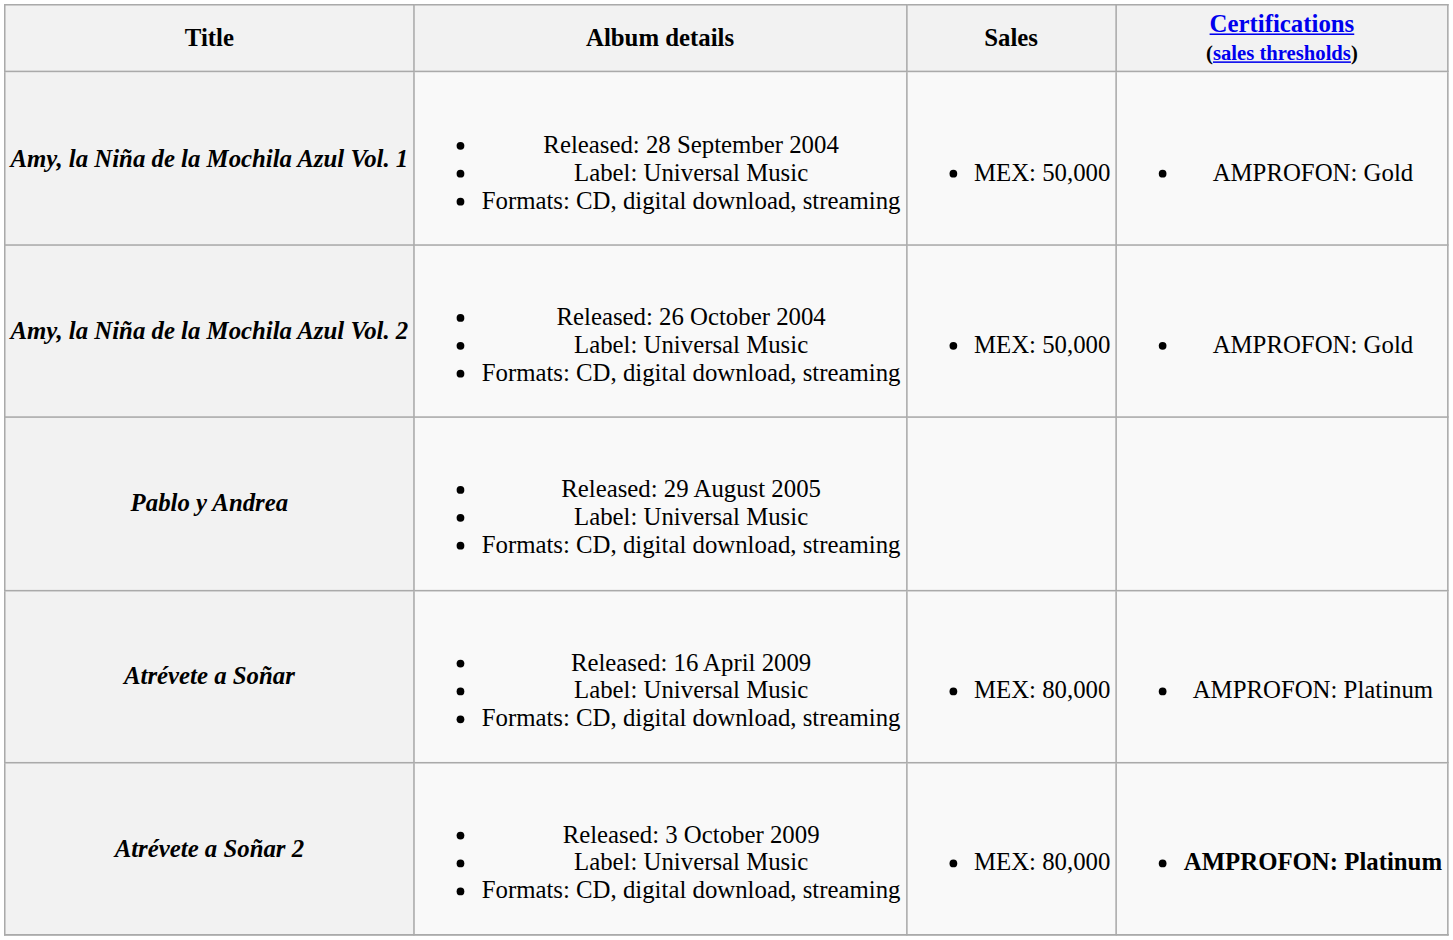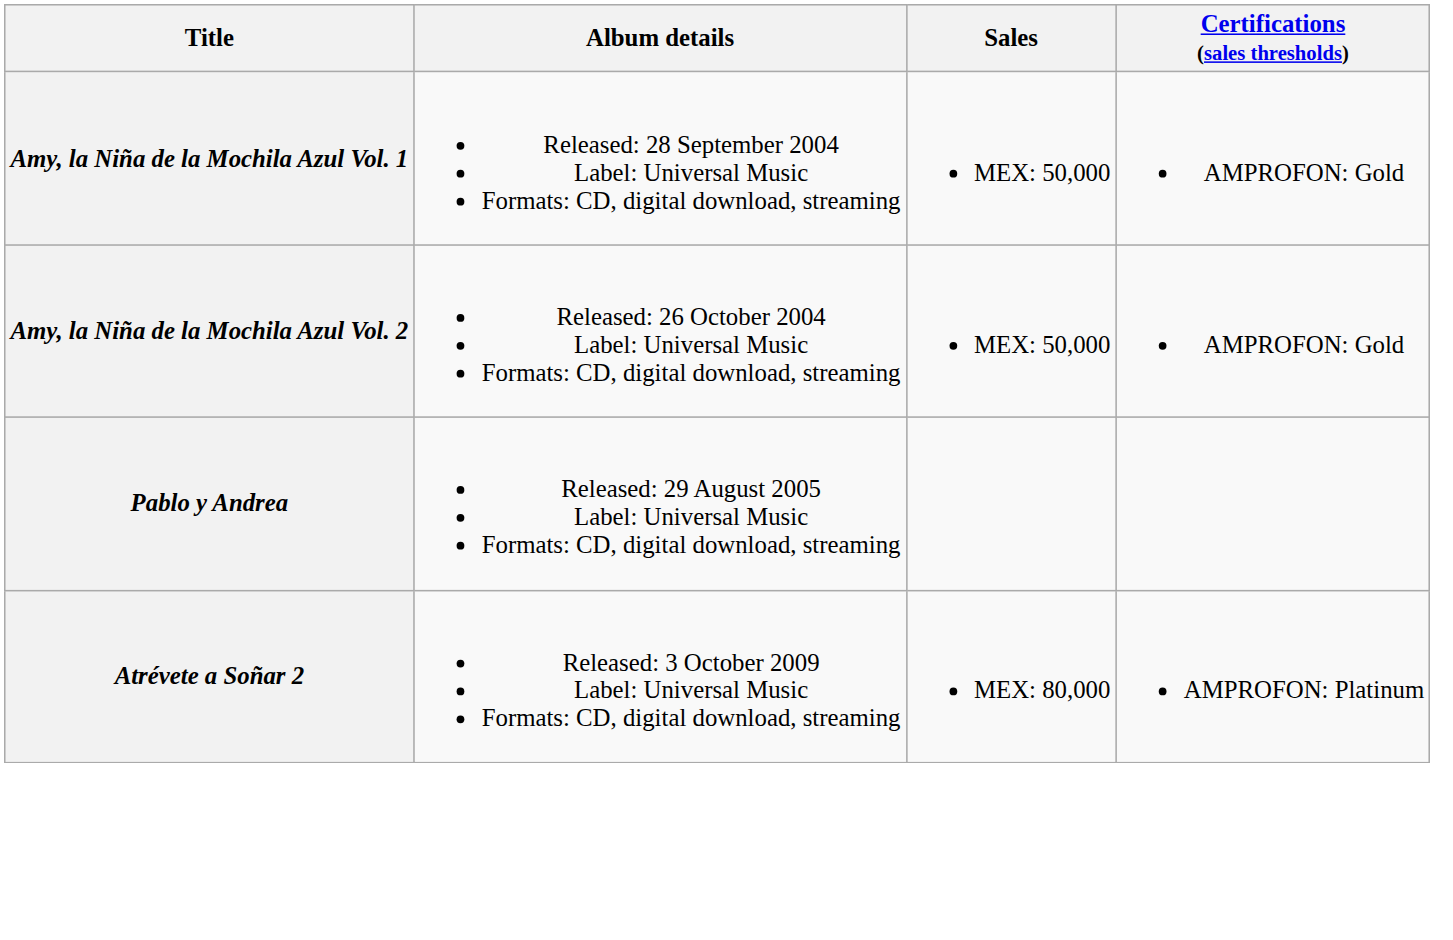- row: (209, 675)
(1282, 863) bold -> (1273, 690) normal
